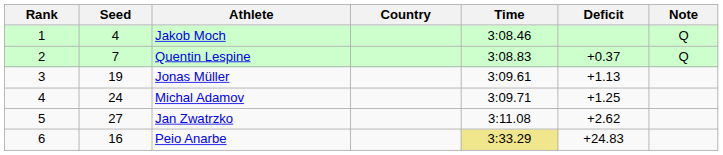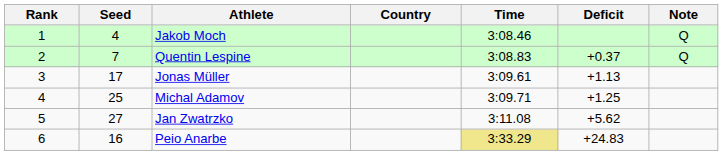(115, 77) 19 -> (115, 77) 17
(115, 98) 24 -> (115, 98) 25
(604, 118) +2.62 -> (604, 118) +5.62
